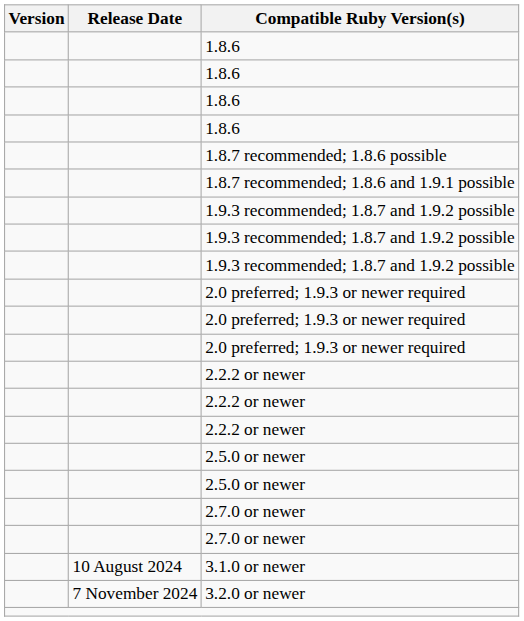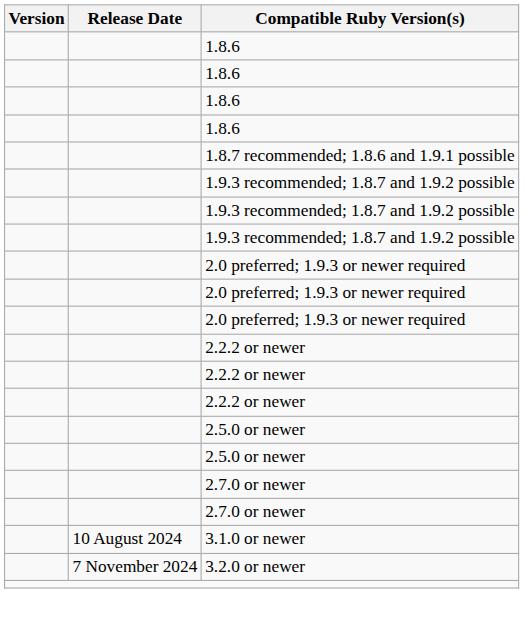- row: (135, 156)
